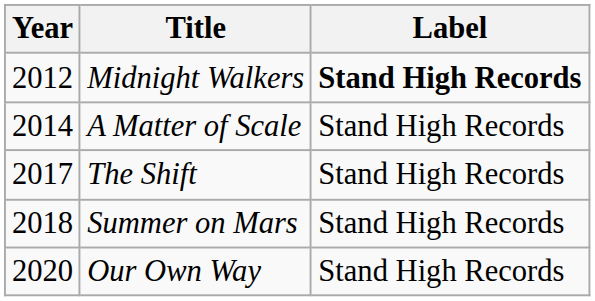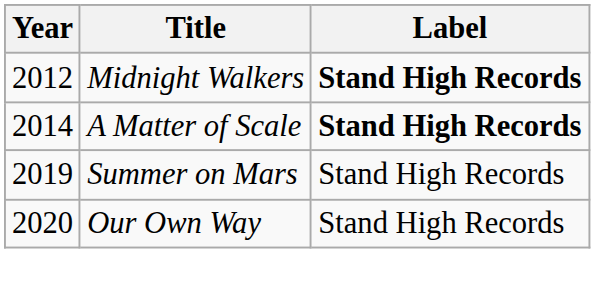(441, 125) normal -> (450, 125) bold
- row: (142, 174)
(43, 222) 2018 -> (43, 174) 2019
